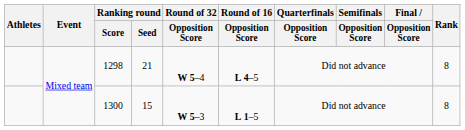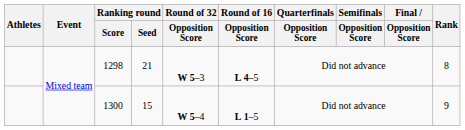(191, 78) W 5–4 -> (191, 78) W 5–3
(191, 117) W 5–3 -> (191, 117) W 5–4
(446, 106) 8 -> (446, 106) 9
